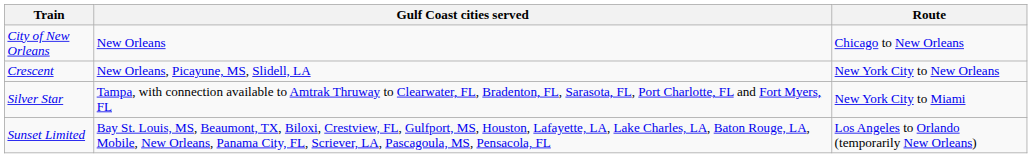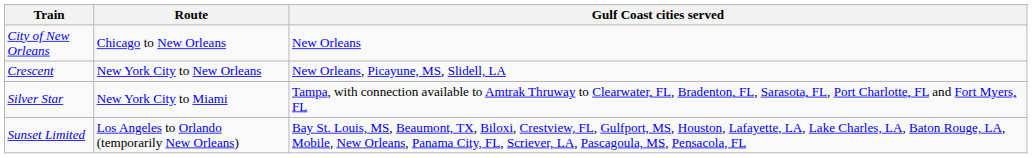columns swapped: (929, 14) <-> (463, 14)
